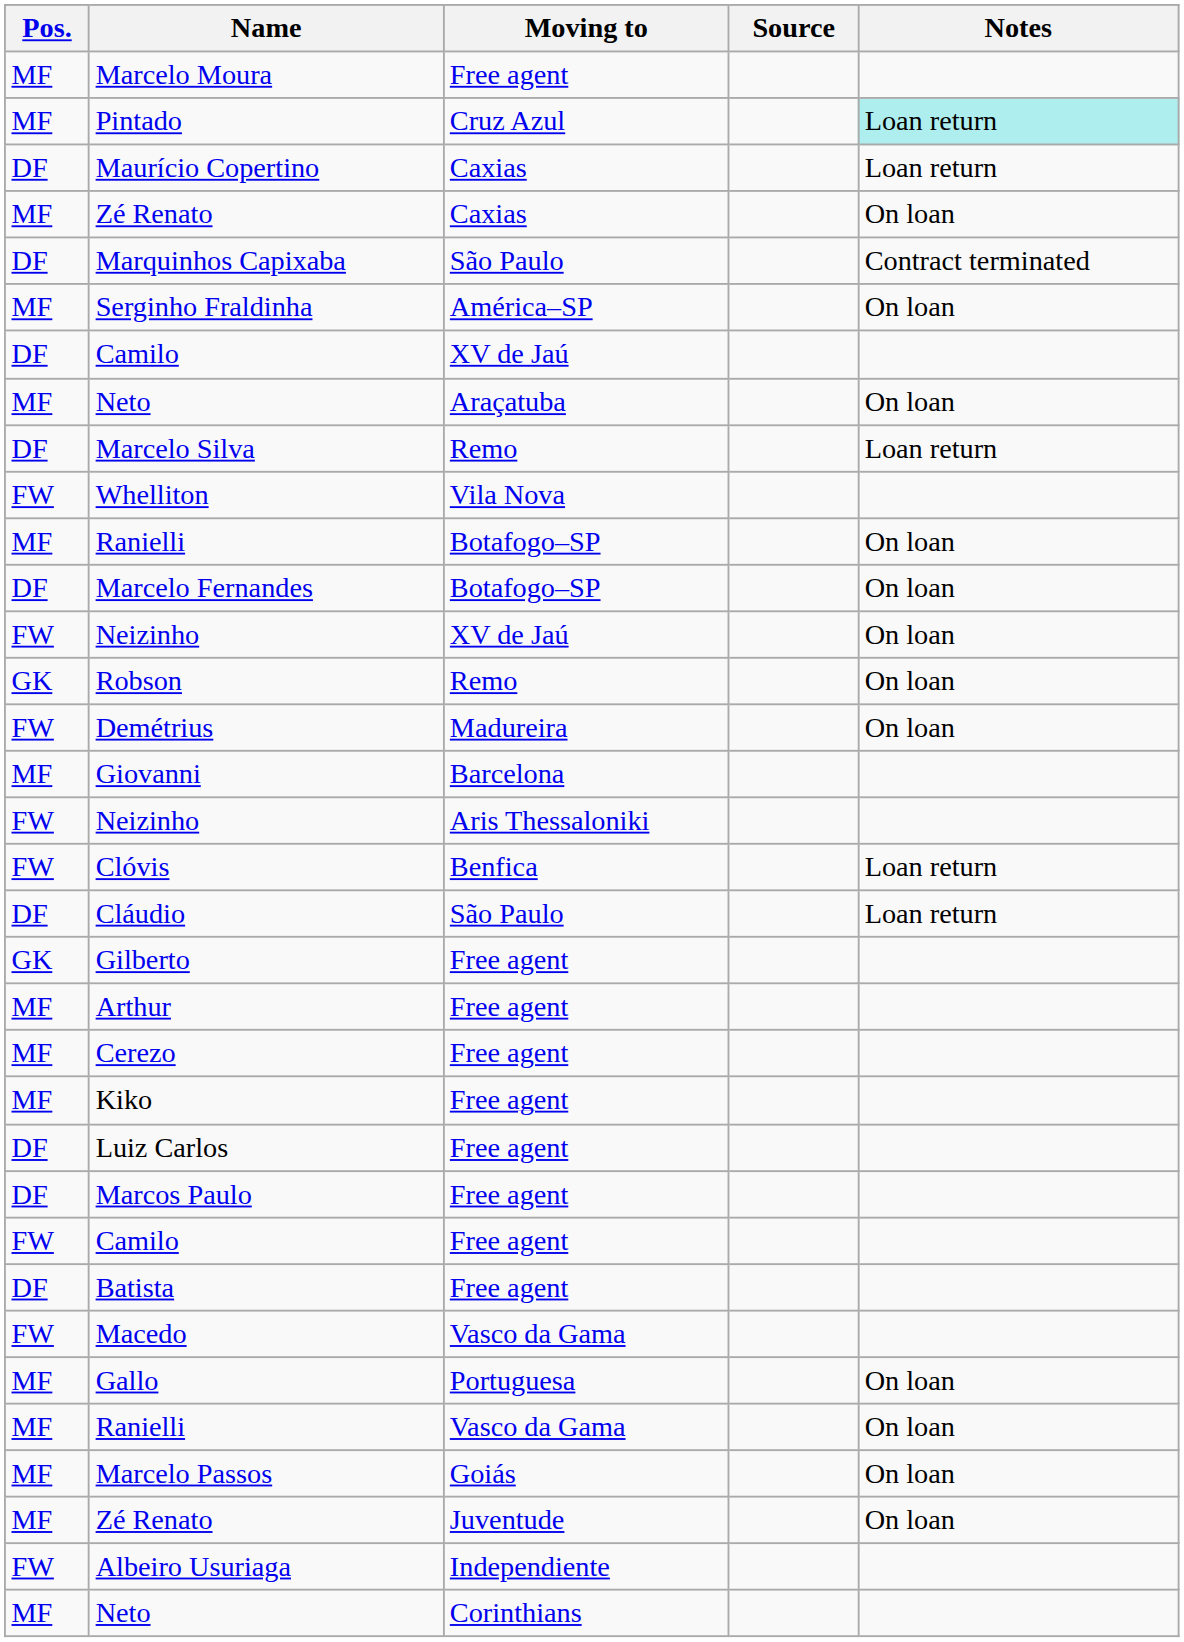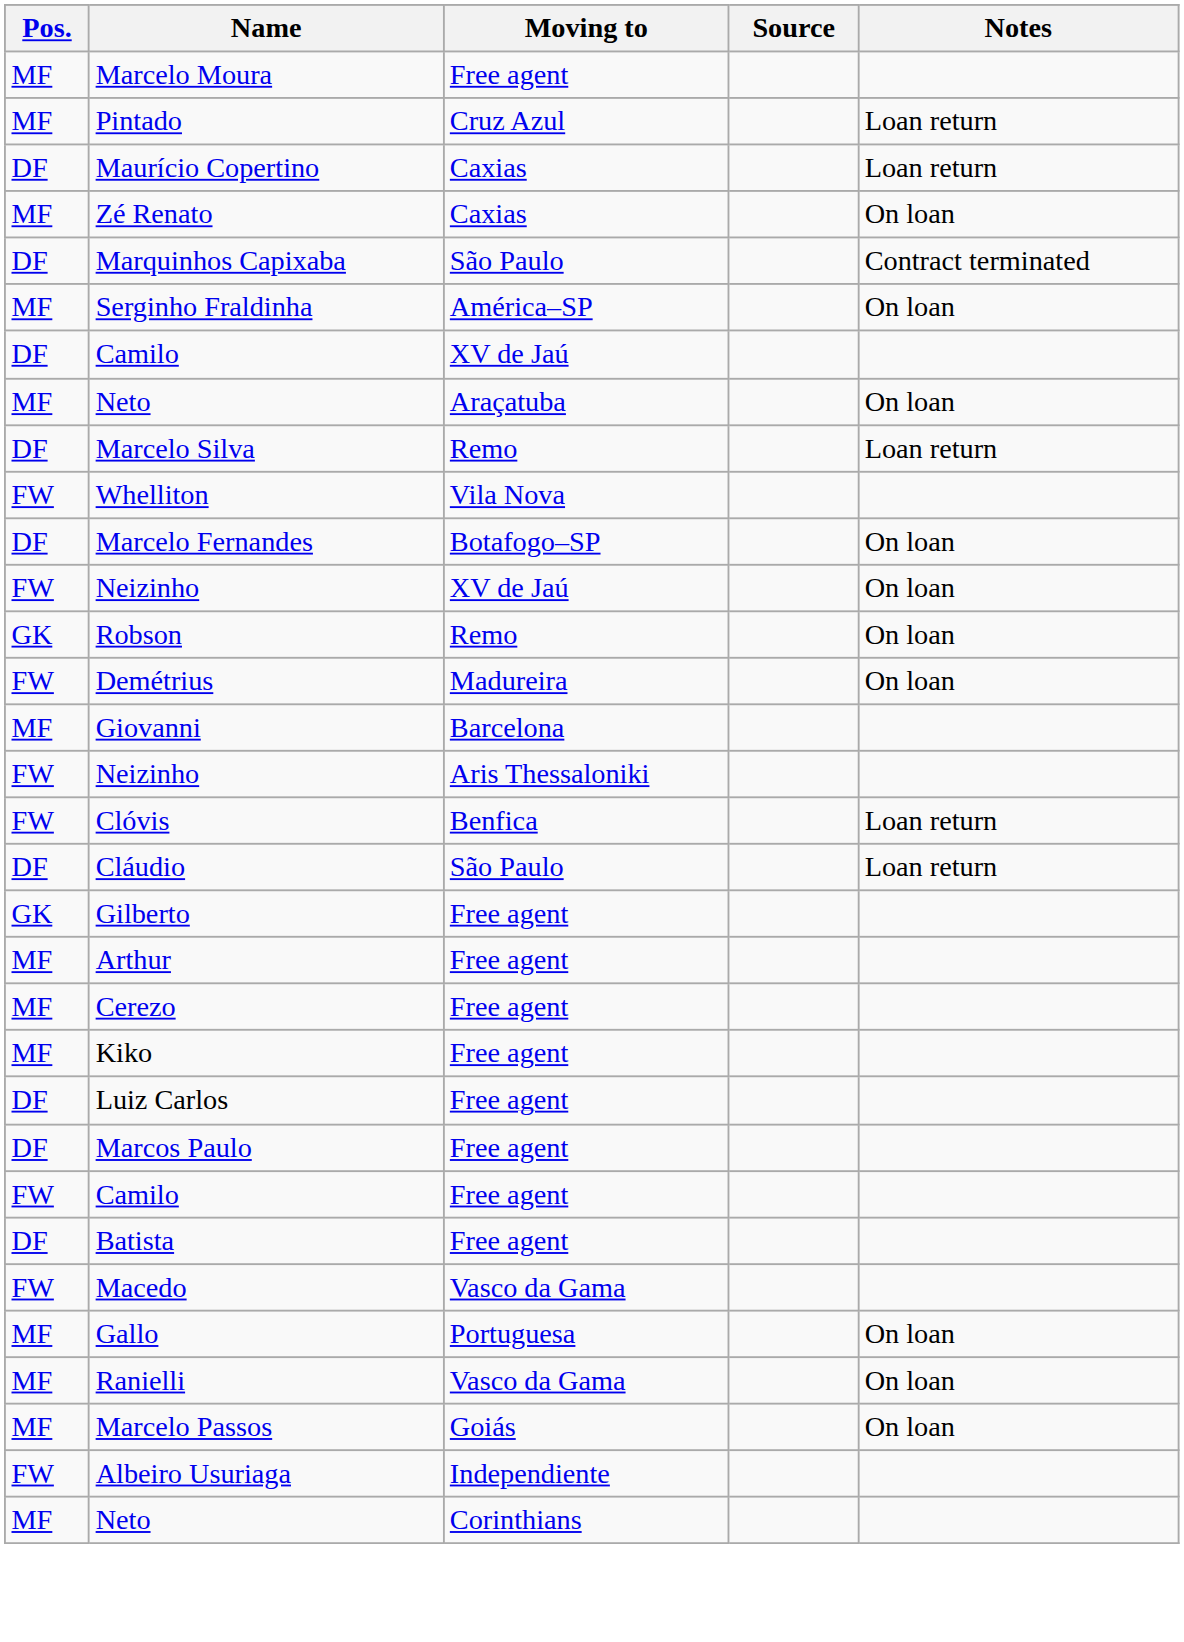(931, 121) paleturquoise background -> (931, 121) no background
- row: (140, 540)
- row: (154, 1519)
